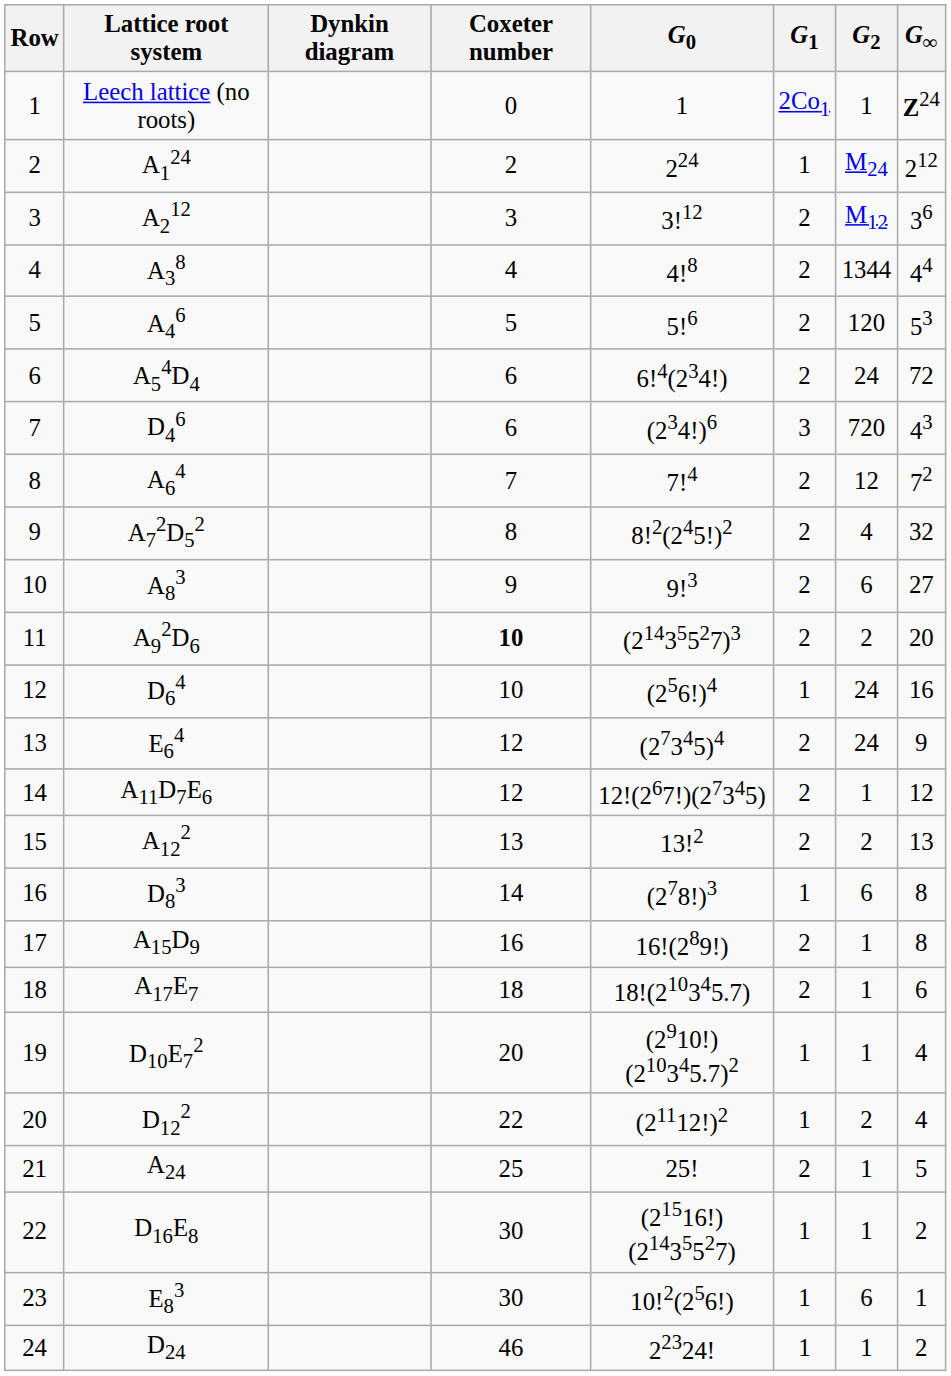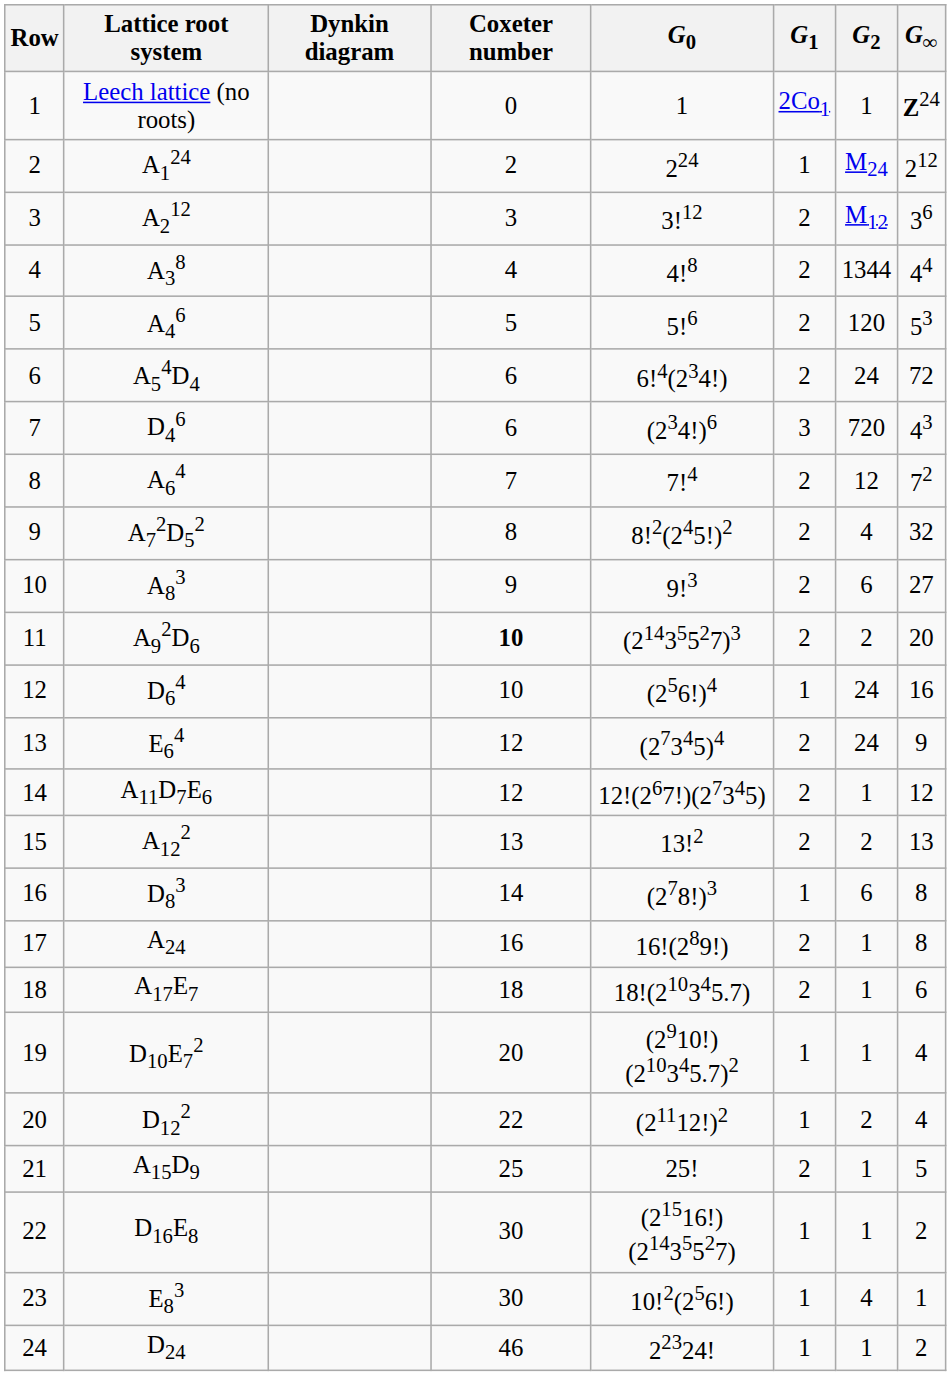(166, 943) A15D9 -> (166, 943) A24
(166, 1168) A24 -> (166, 1168) A15D9
(866, 1298) 6 -> (866, 1298) 4
